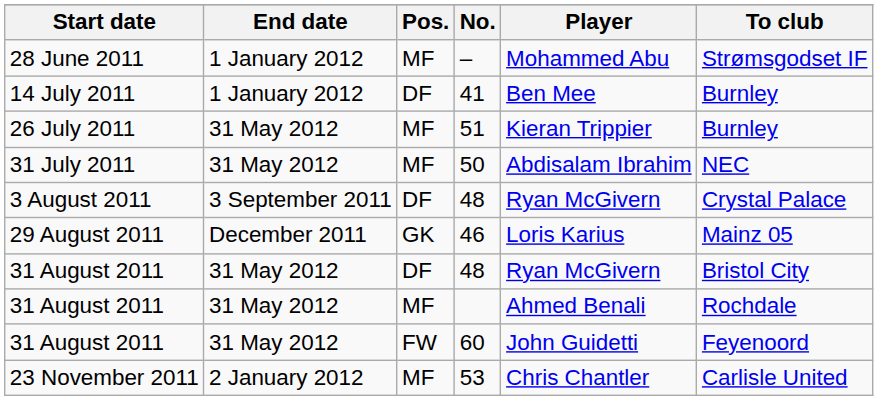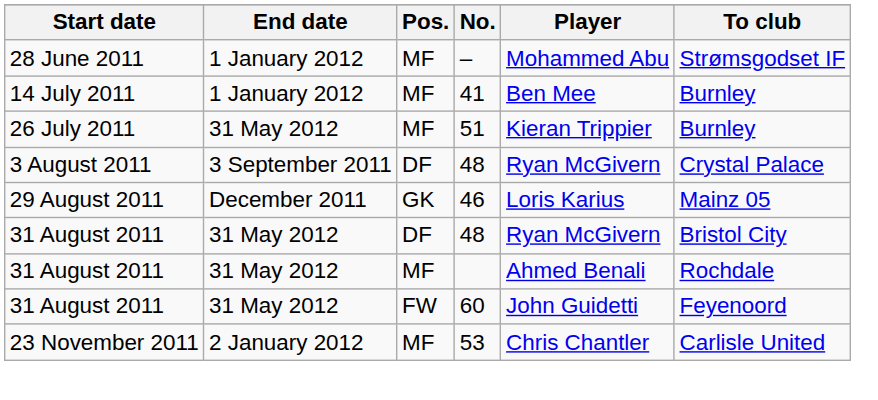(417, 93) DF -> (418, 93) MF
- row: (73, 164)
